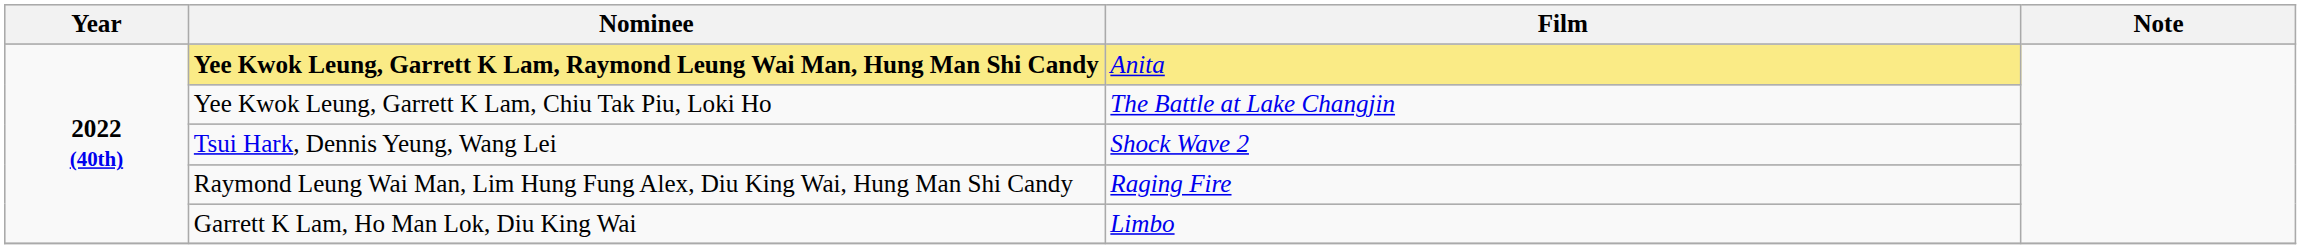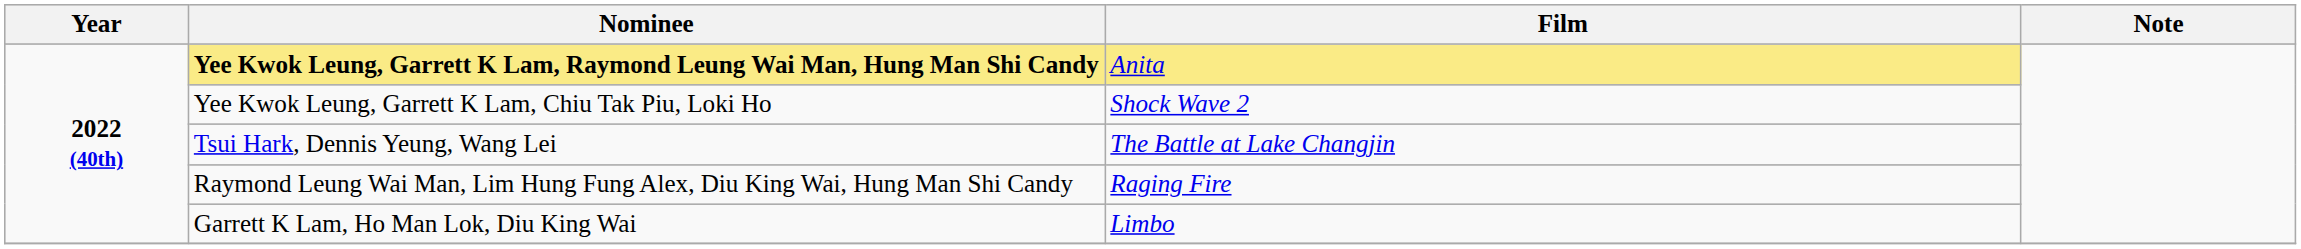(1253, 104) The Battle at Lake Changjin -> (1180, 104) Shock Wave 2
(1180, 143) Shock Wave 2 -> (1253, 143) The Battle at Lake Changjin
